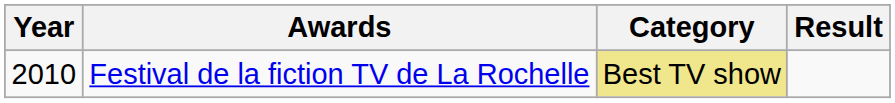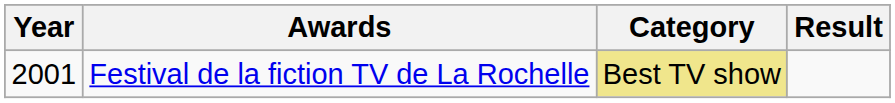(44, 73) 2010 -> (44, 73) 2001
